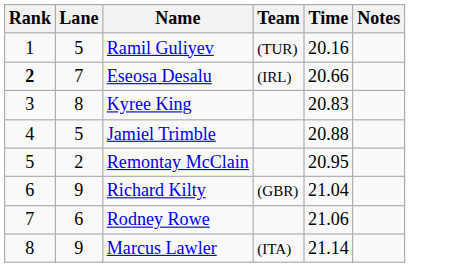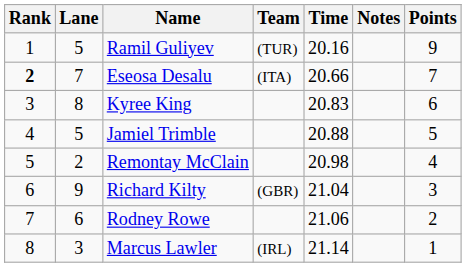+ column: (433, 18)
(274, 77) (IRL) -> (274, 77) (ITA)
(328, 162) 20.95 -> (328, 162) 20.98
(79, 248) 9 -> (79, 248) 3
(274, 249) (ITA) -> (274, 249) (IRL)
